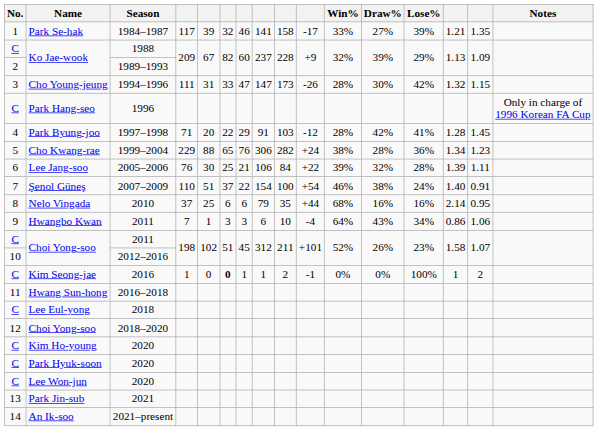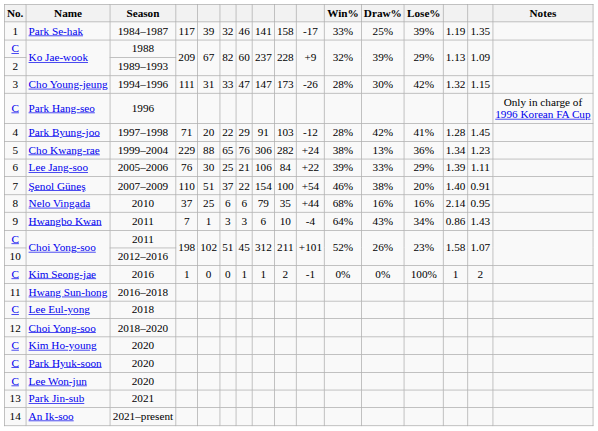(383, 31) 27% -> (383, 31) 25%
(456, 31) 1.21 -> (456, 31) 1.19
(383, 150) 28% -> (383, 150) 13%
(383, 168) 32% -> (383, 168) 33%
(424, 168) 28% -> (424, 168) 29%
(424, 185) 24% -> (424, 185) 20%
(480, 221) 1.06 -> (480, 221) 1.43
(228, 274) bold -> (228, 274) normal
